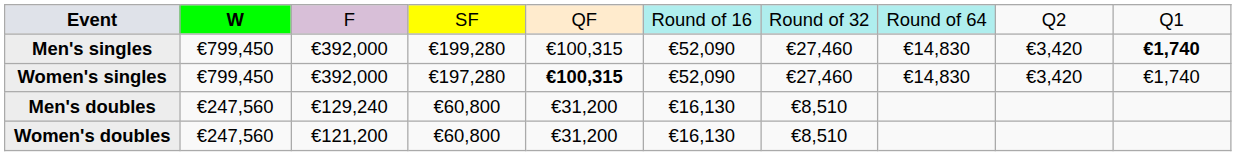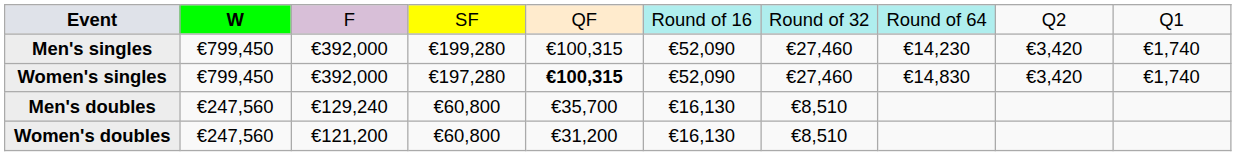(937, 49) €14,830 -> (937, 49) €14,230
(1172, 49) bold -> (1172, 49) normal
(584, 107) €31,200 -> (584, 107) €35,700
